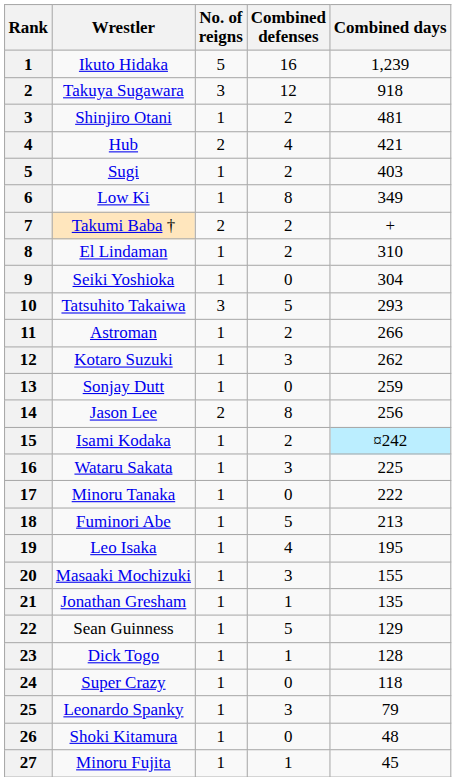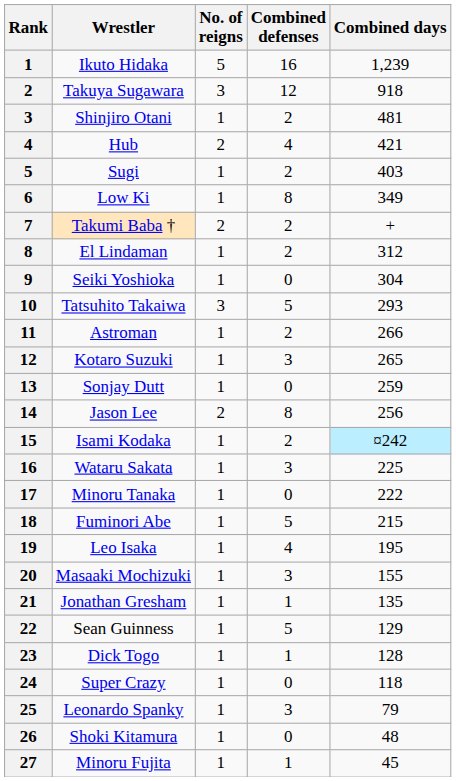(390, 252) 310 -> (390, 252) 312
(390, 359) 262 -> (390, 359) 265
(390, 521) 213 -> (390, 521) 215
